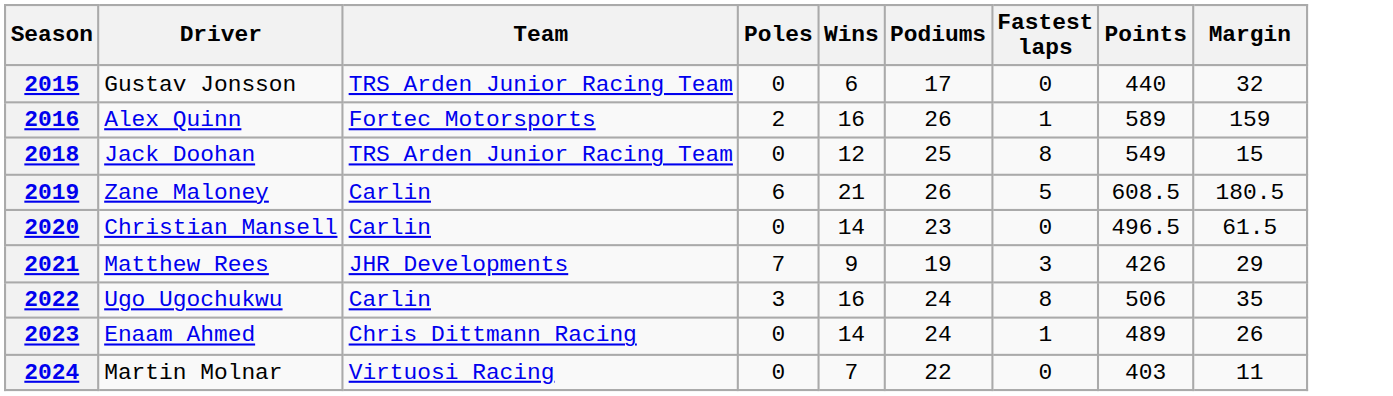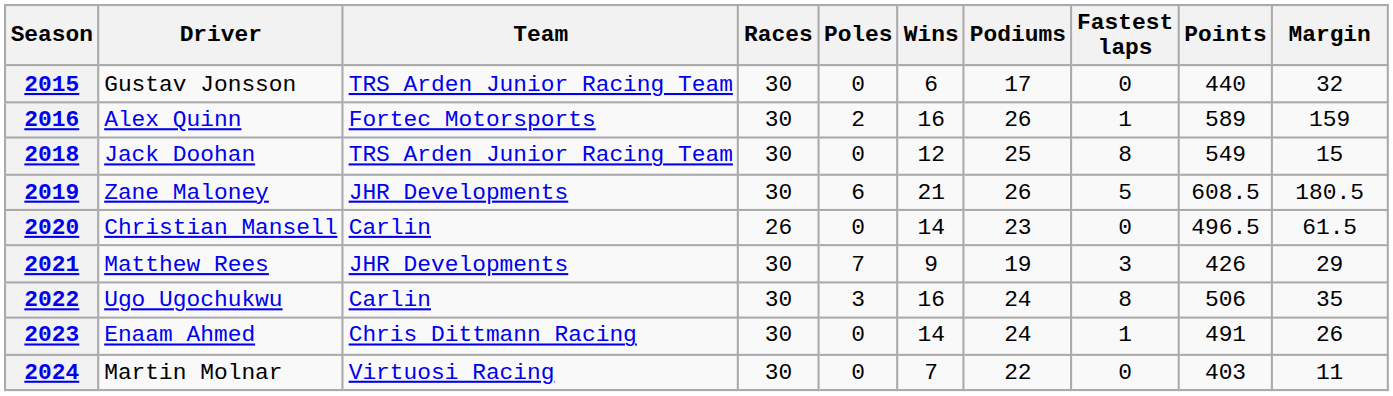+ column: (778, 36)
(390, 192) Carlin -> (458, 192) JHR Developments
(1146, 336) 489 -> (1226, 336) 491
